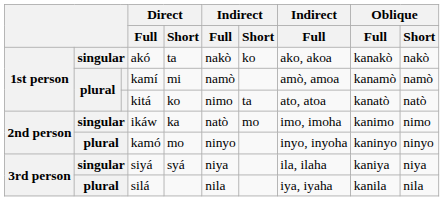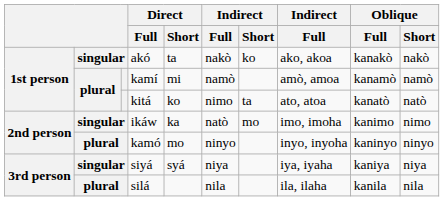(303, 164) ila, ilaha -> (306, 164) iya, iyaha
(306, 185) iya, iyaha -> (303, 185) ila, ilaha
